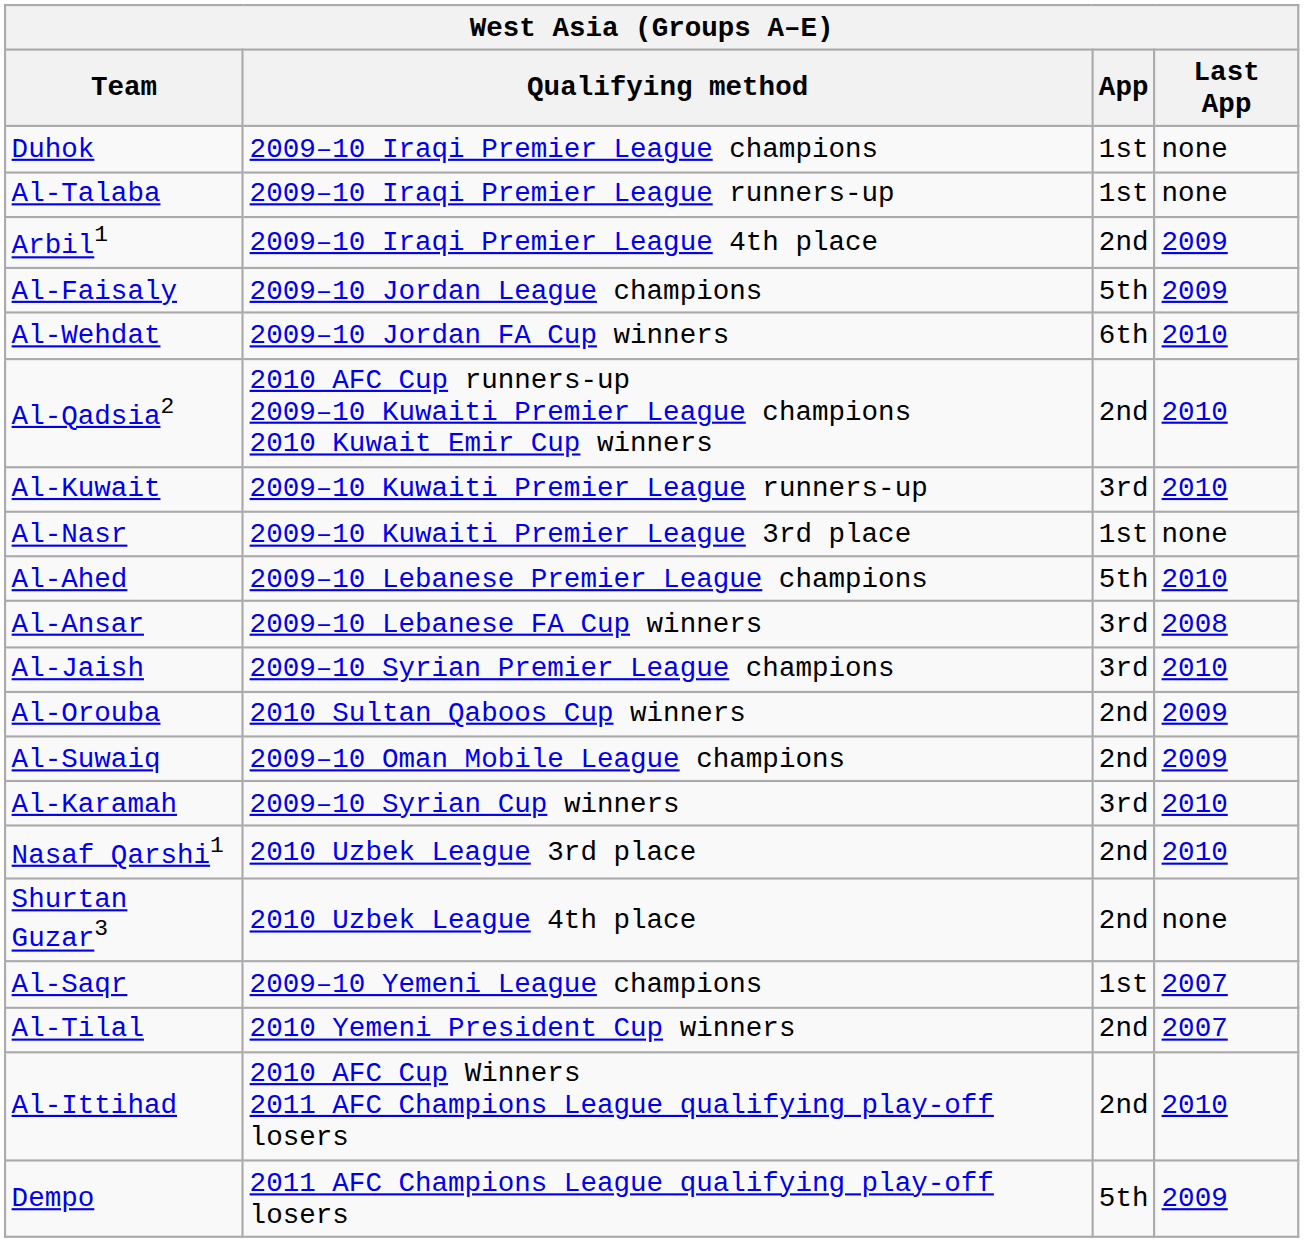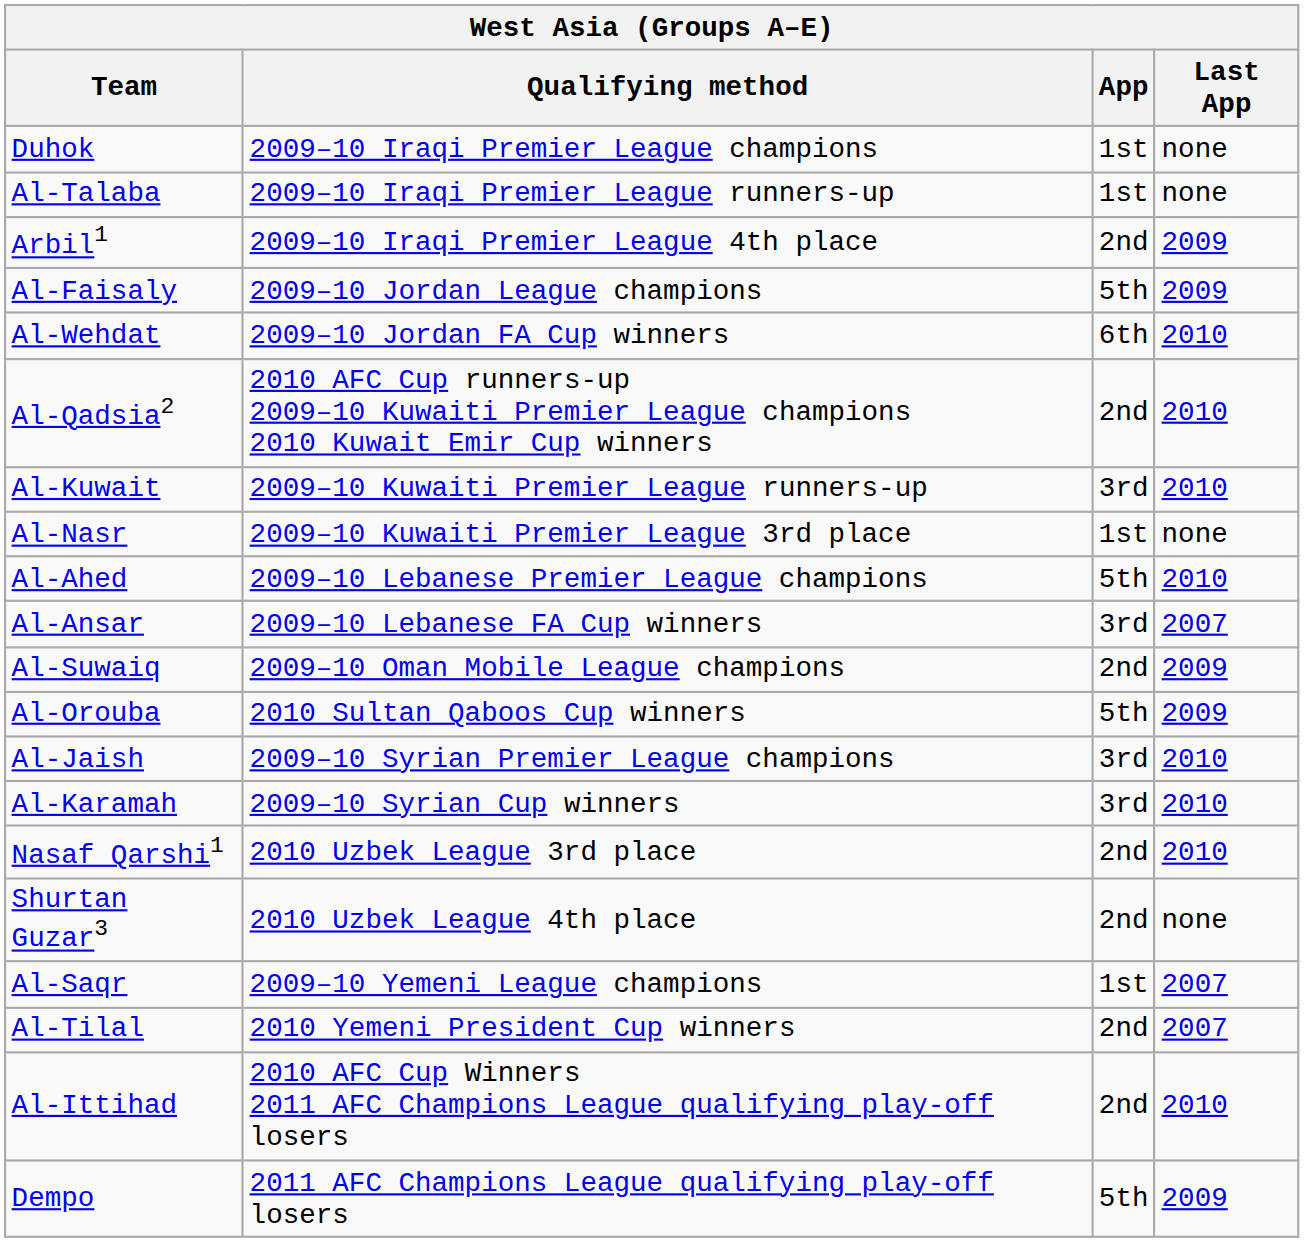(1195, 624) 2008 -> (1195, 624) 2007
rows swapped: (86, 759) <-> (78, 669)
(1124, 714) 2nd -> (1124, 714) 5th
